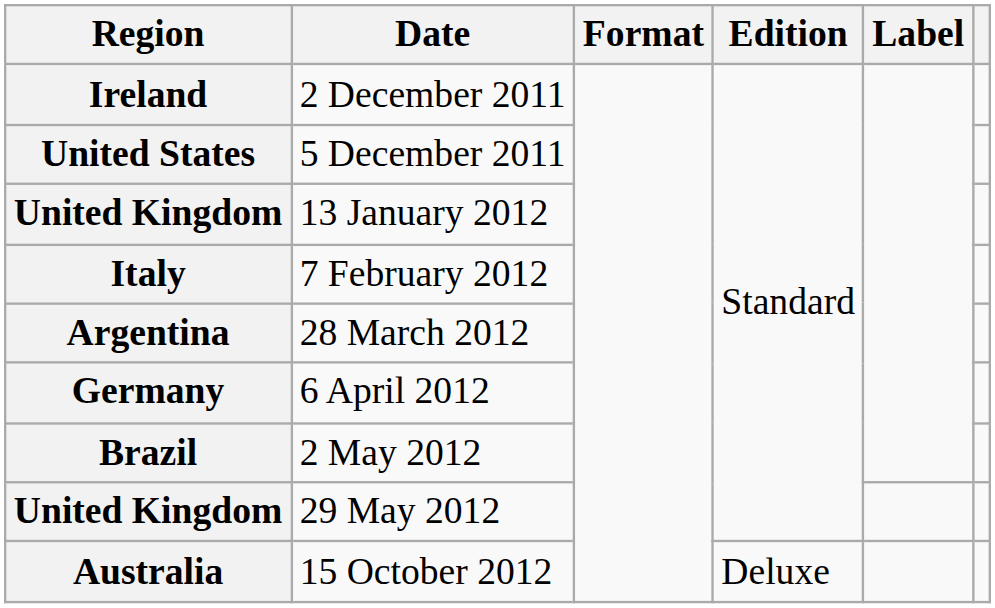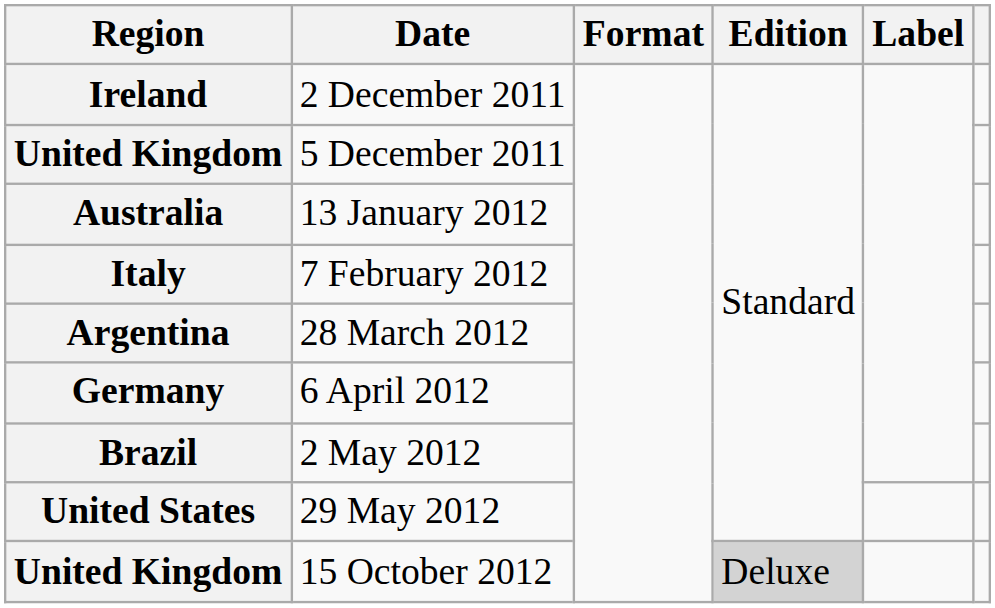(148, 153) United States -> (148, 153) United Kingdom
(148, 213) United Kingdom -> (148, 213) Australia
(148, 511) United Kingdom -> (148, 511) United States
(148, 570) Australia -> (148, 570) United Kingdom
(776, 570) no background -> (776, 570) lightgrey background
